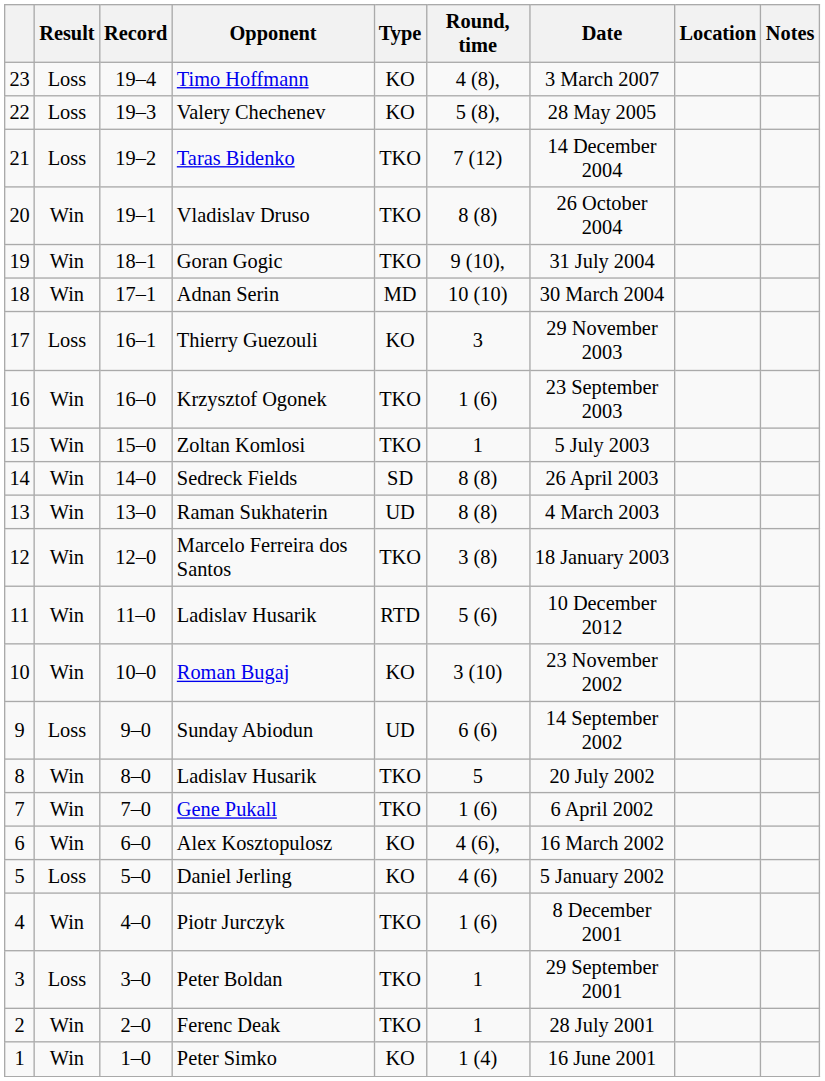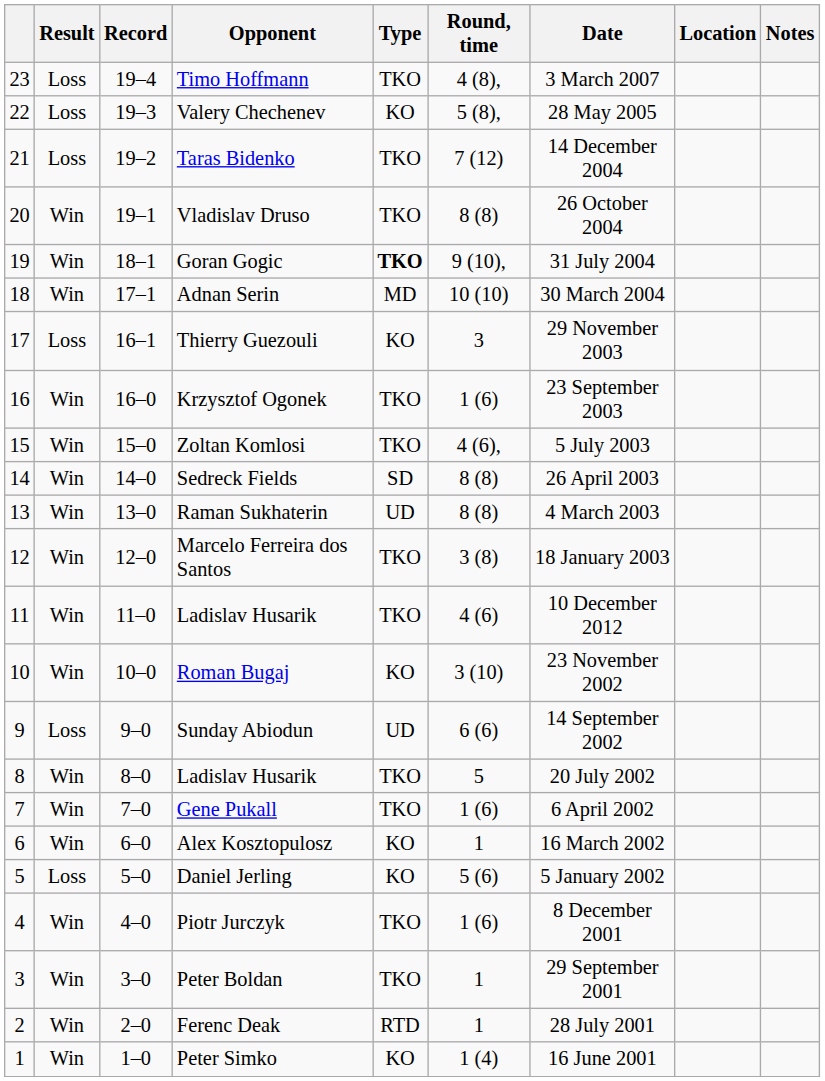(400, 79) KO -> (400, 79) TKO
(400, 261) normal -> (400, 261) bold
(478, 444) 1 -> (479, 444) 4 (6),
(400, 614) RTD -> (400, 614) TKO
(478, 614) 5 (6) -> (479, 614) 4 (6)
(478, 843) 4 (6), -> (479, 843) 1
(478, 876) 4 (6) -> (479, 876) 5 (6)
(67, 979) Loss -> (67, 979) Win
(400, 1025) TKO -> (400, 1025) RTD
